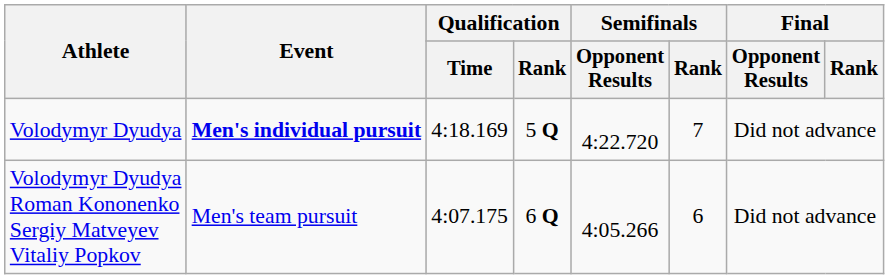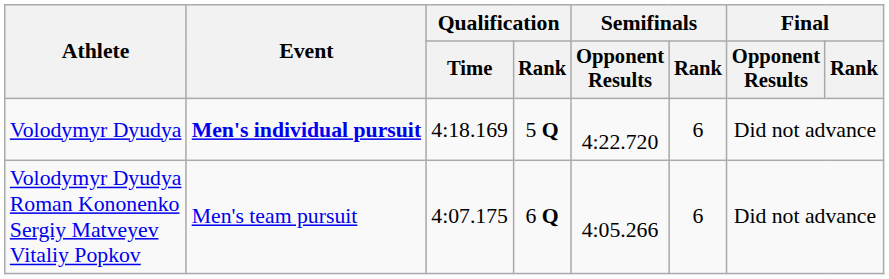(698, 129) 7 -> (698, 129) 6
